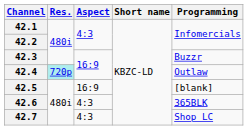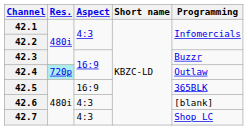(194, 87) [blank] -> (191, 87) 365BLK
(191, 102) 365BLK -> (194, 102) [blank]
